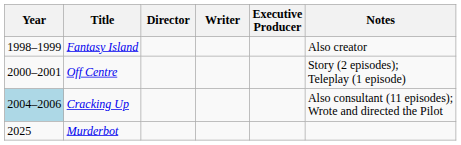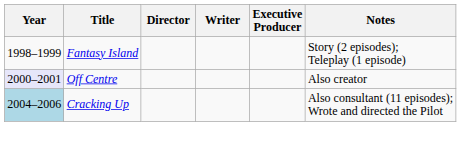(337, 46) Also creator -> (357, 53) Story (2 episodes); Teleplay (1 episode)
(34, 72) no background -> (34, 79) lavender background
(357, 72) Story (2 episodes); Teleplay (1 episode) -> (337, 79) Also creator
- row: (92, 130)
